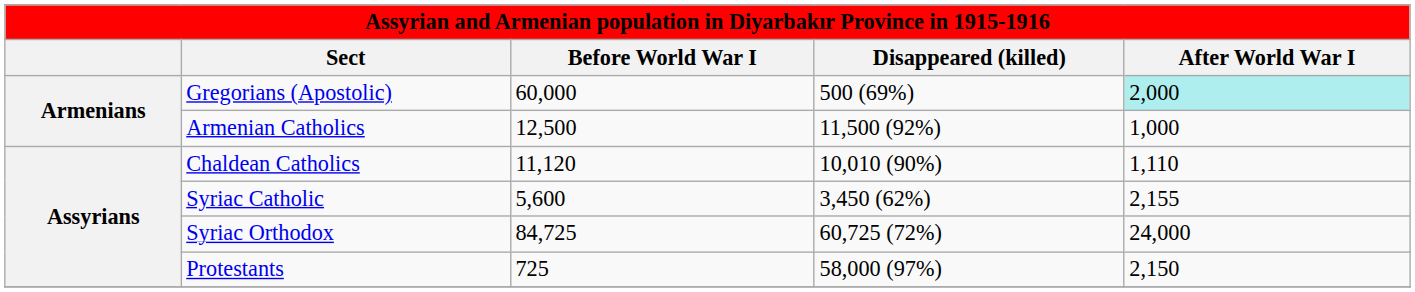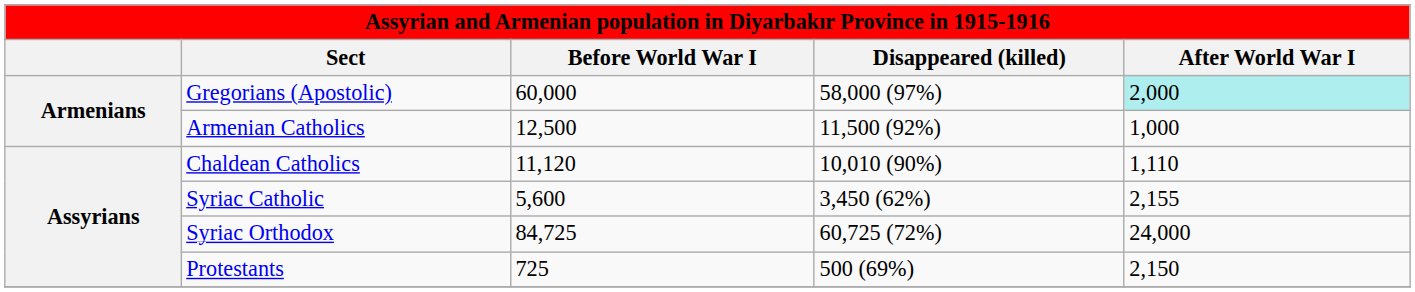(867, 92) 500 (69%) -> (881, 92) 58,000 (97%)
(881, 269) 58,000 (97%) -> (867, 269) 500 (69%)
